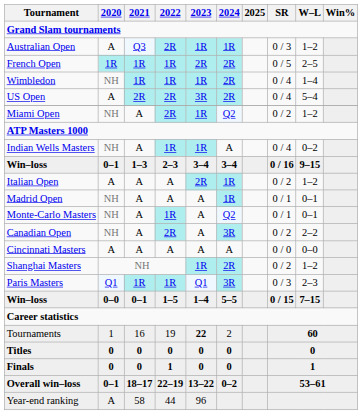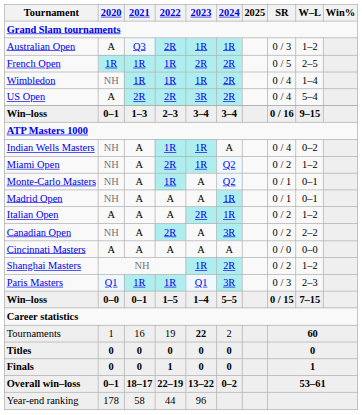rows swapped: (27, 164) <-> (33, 113)
rows swapped: (51, 214) <-> (33, 181)
(111, 400) A -> (111, 400) 178
